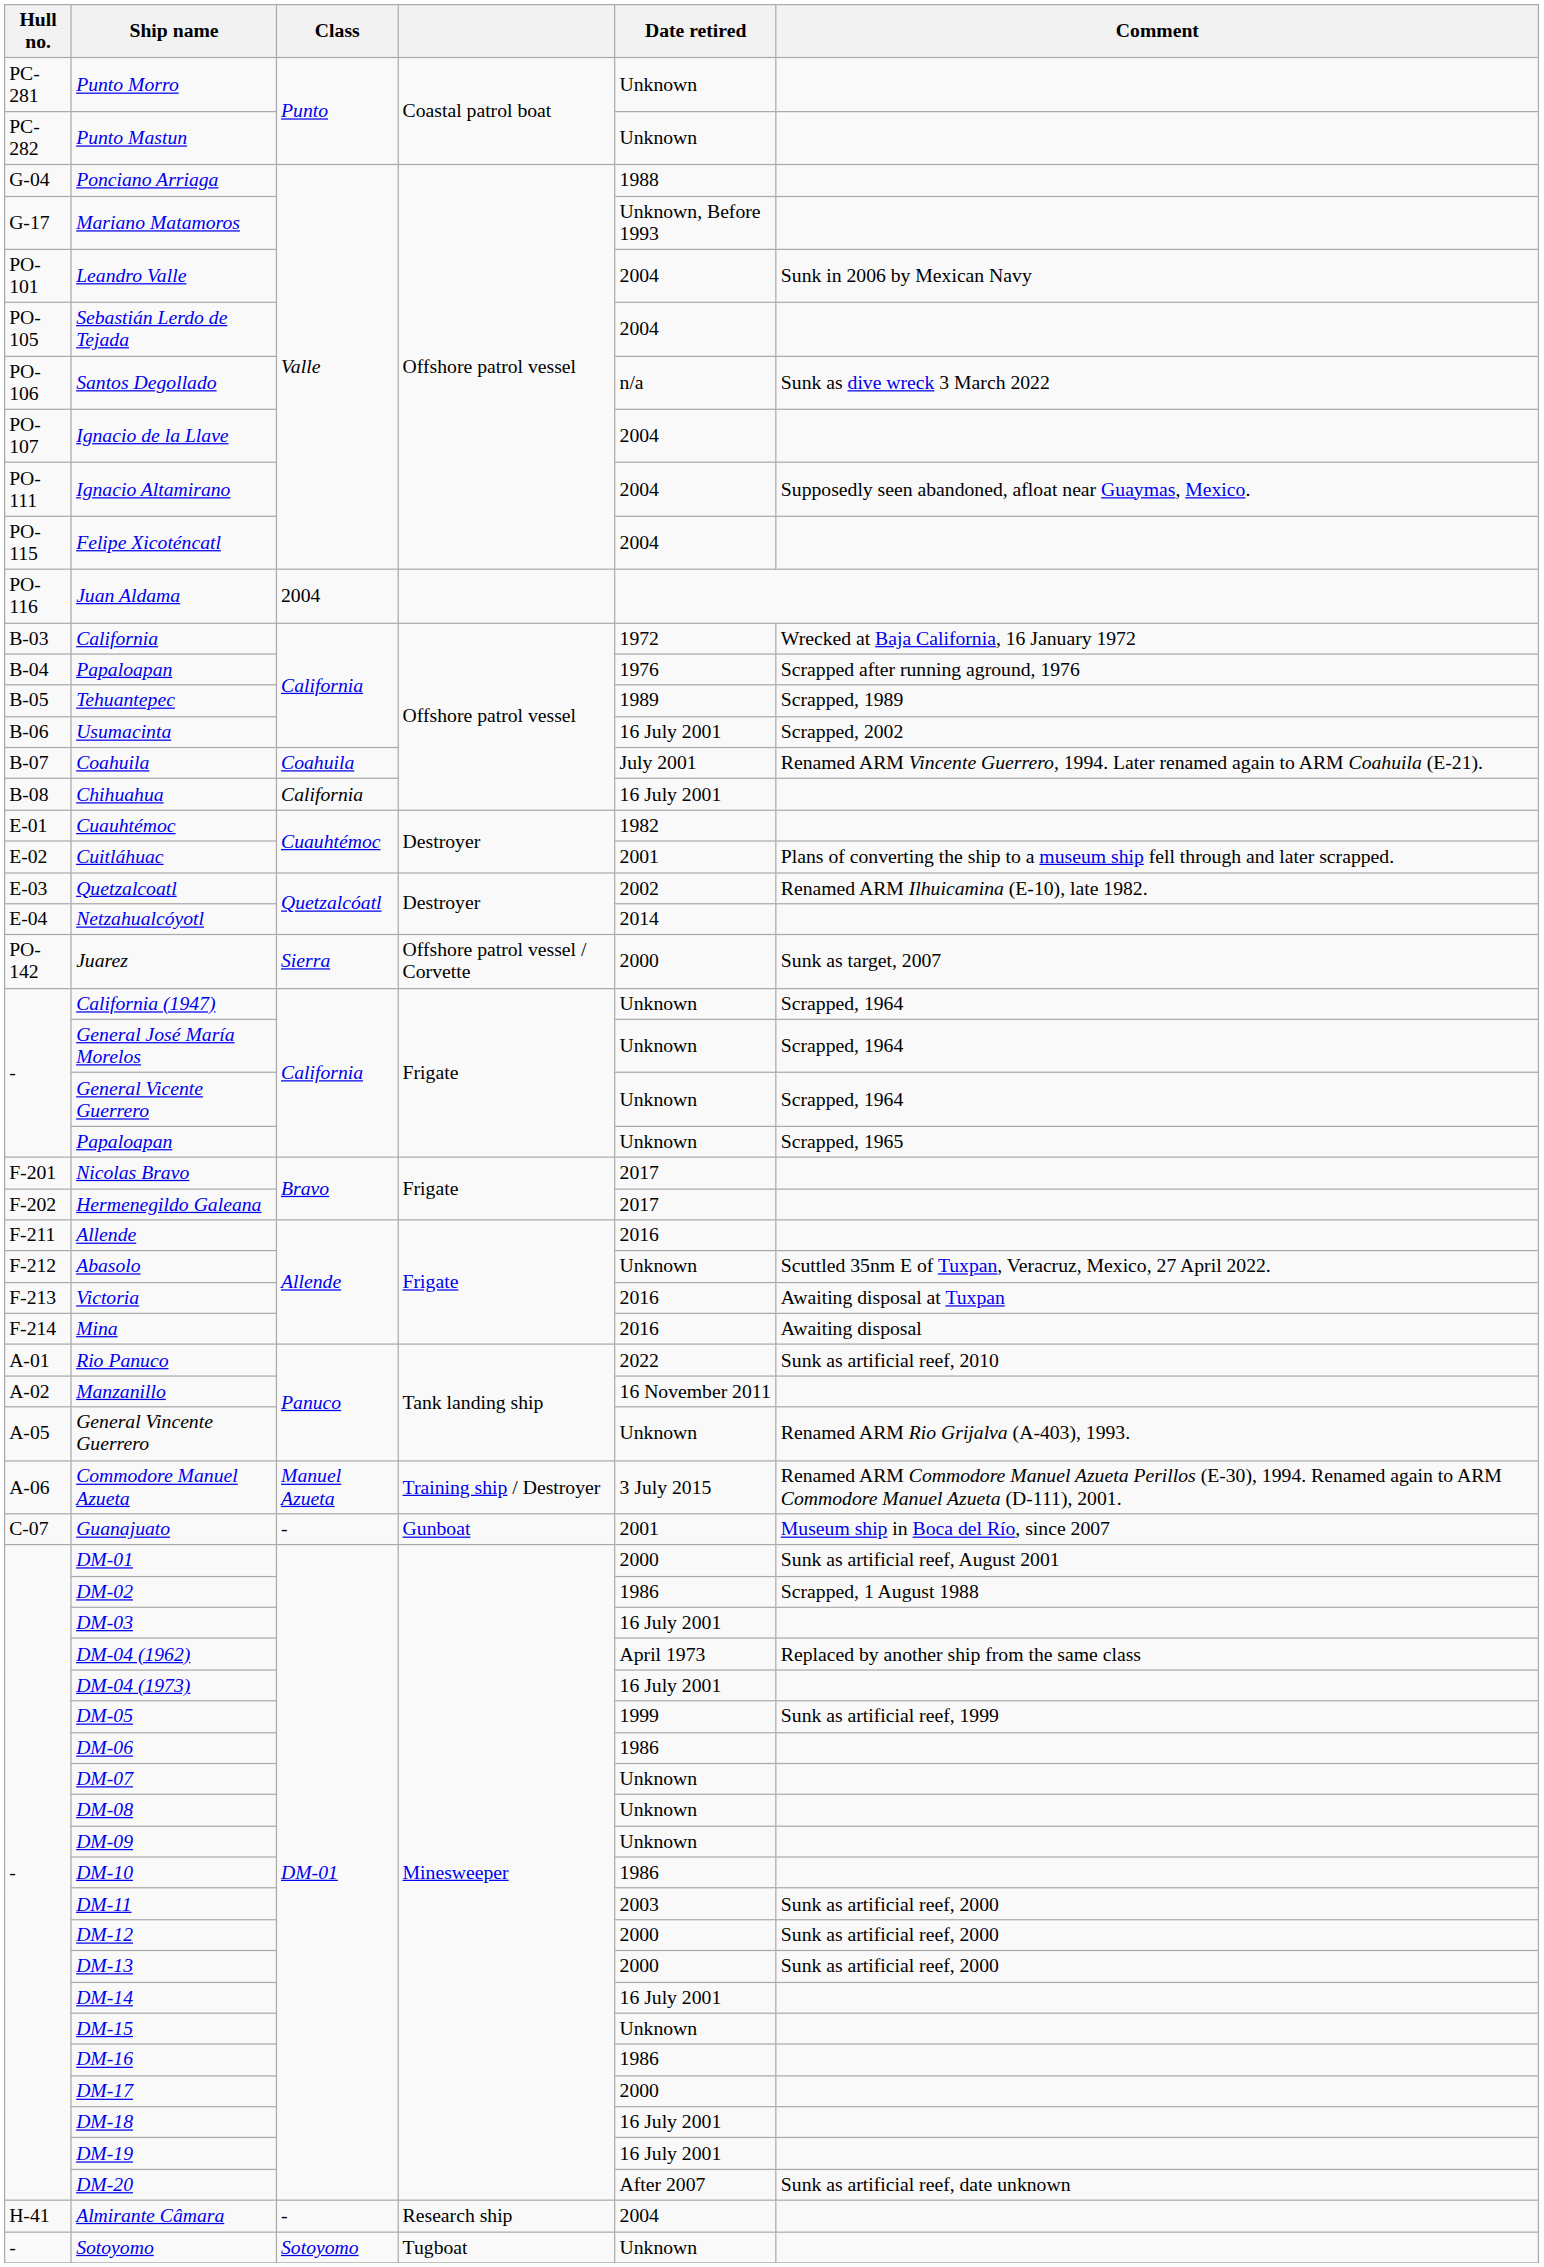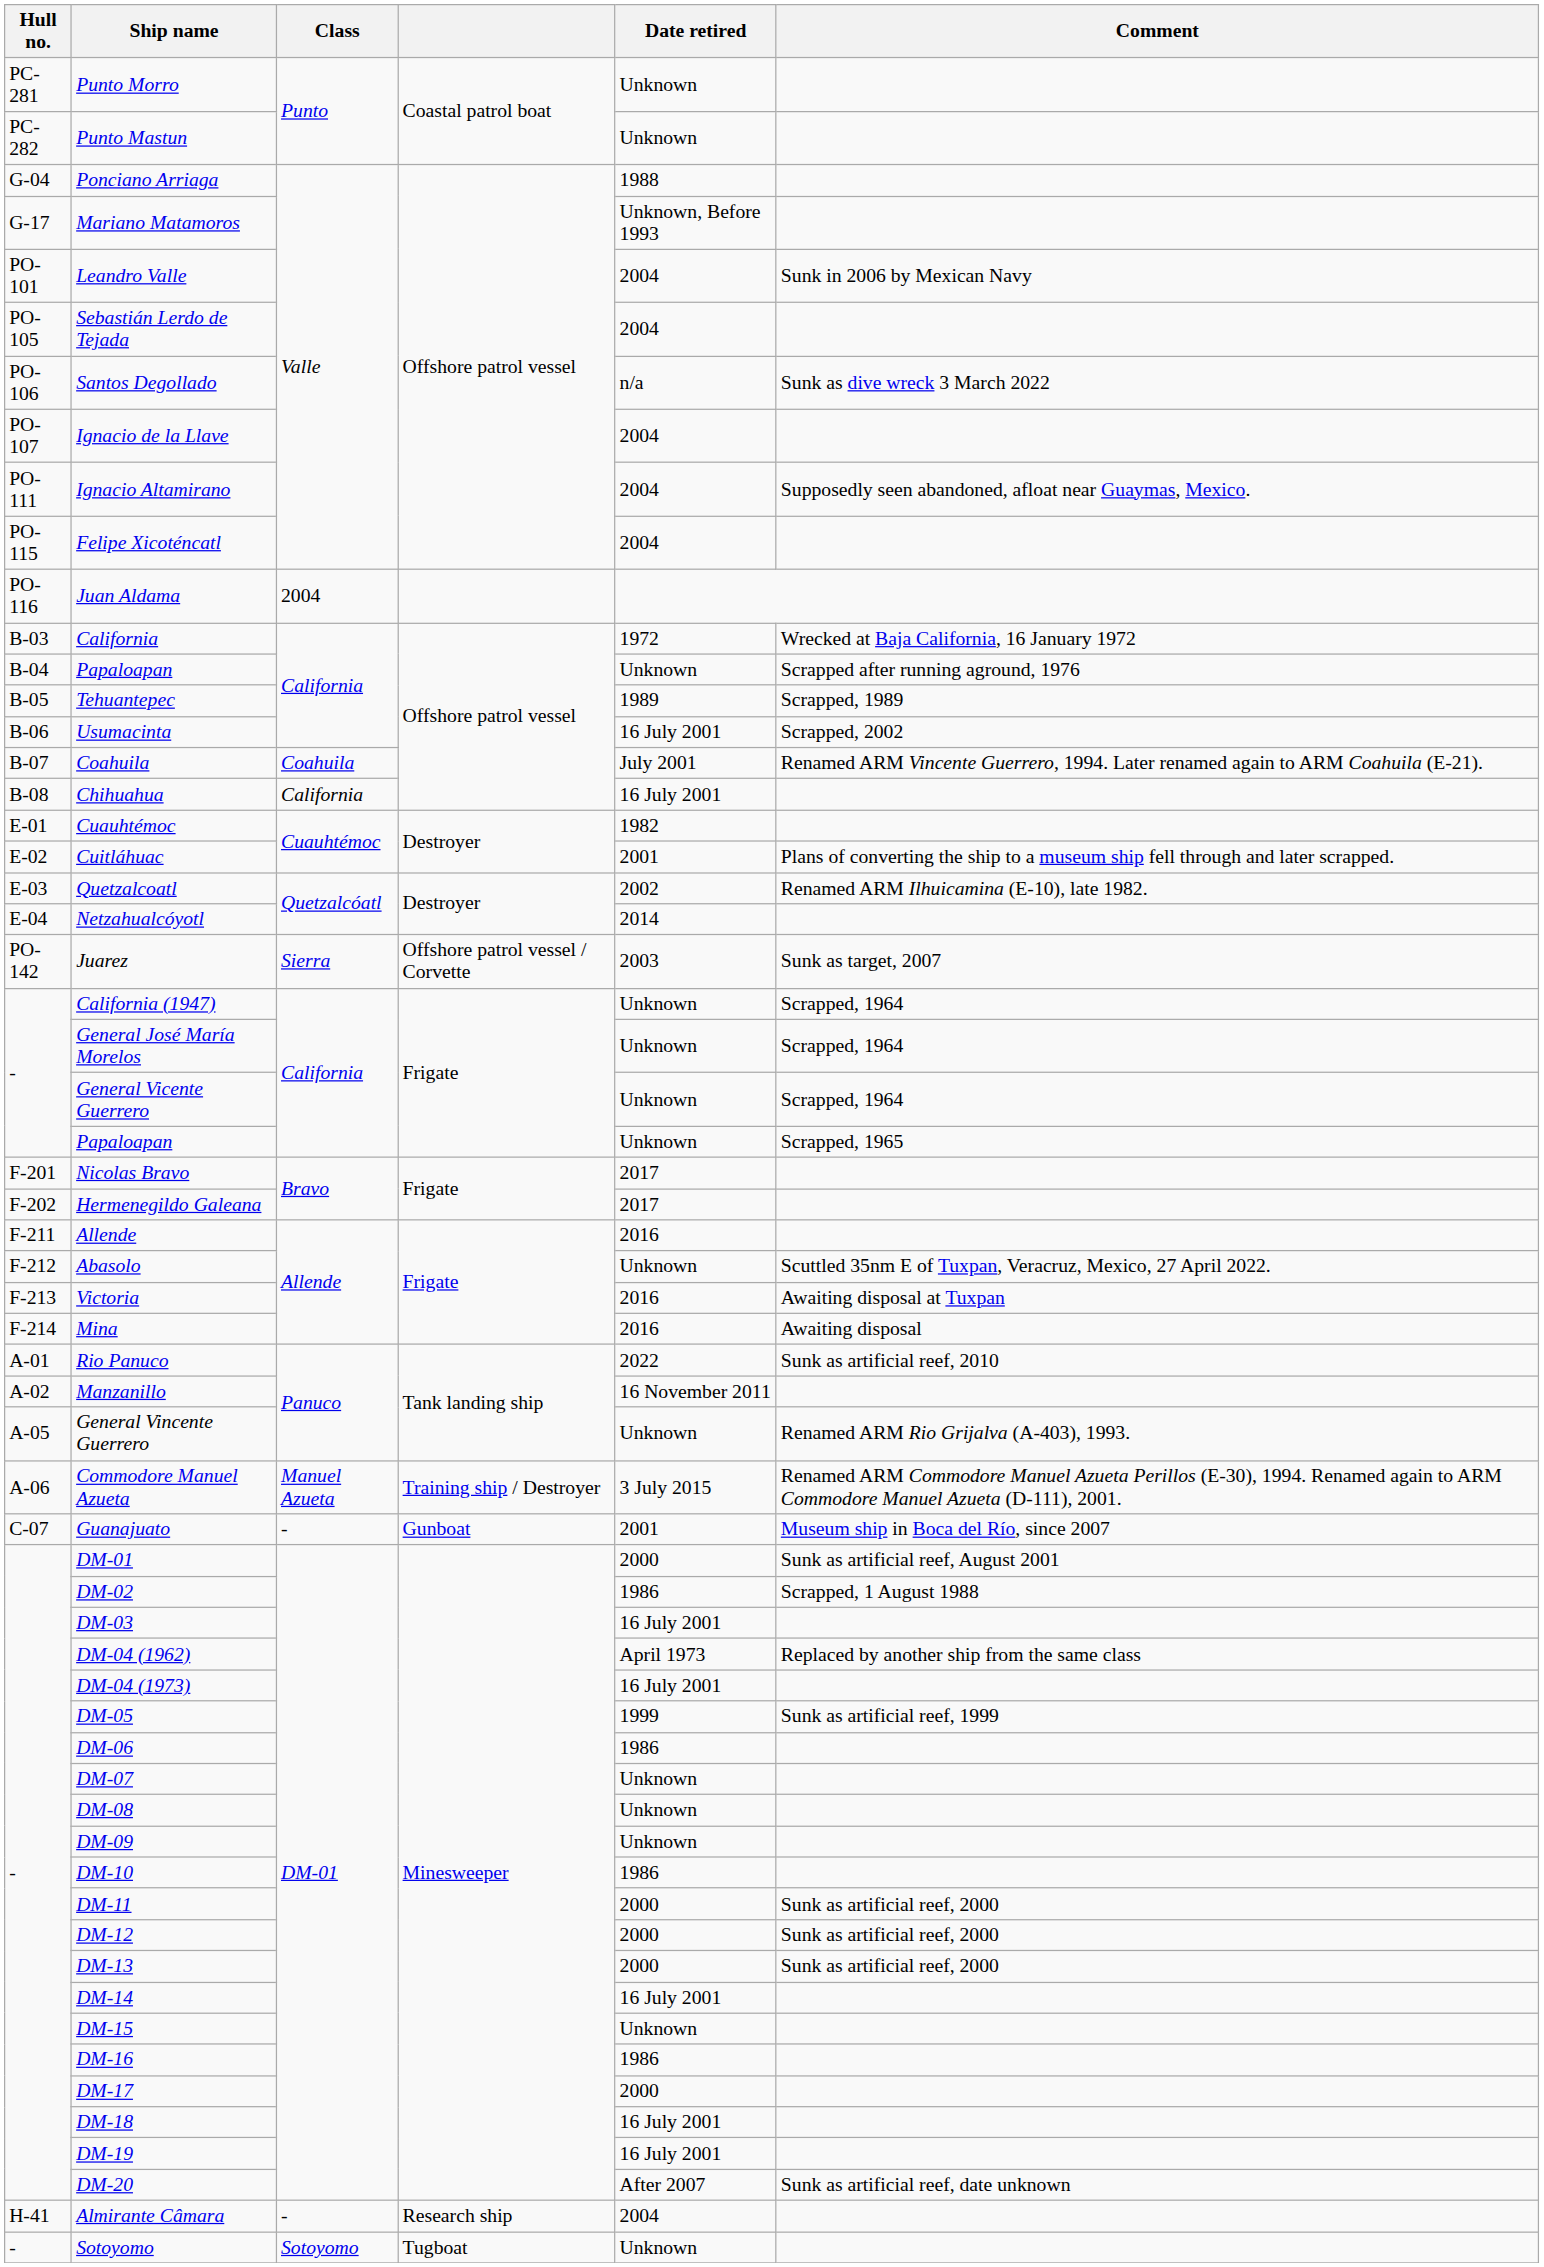(639, 669) 1976 -> (658, 669) Unknown
(639, 961) 2000 -> (639, 961) 2003
(639, 1903) 2003 -> (639, 1903) 2000
